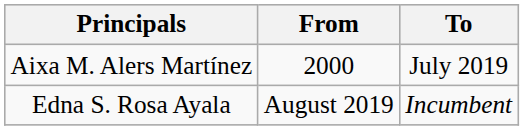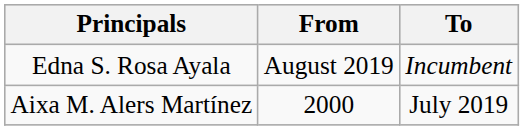rows swapped: (131, 64) <-> (131, 104)
